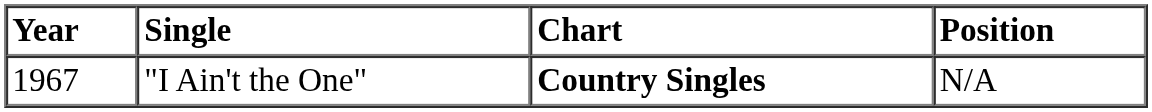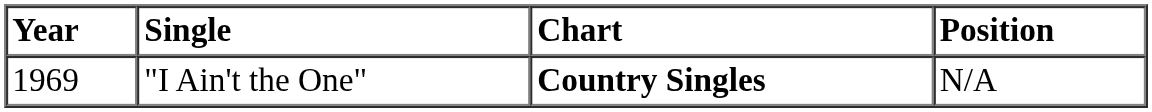(46, 80) 1967 -> (46, 80) 1969
